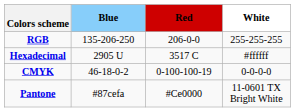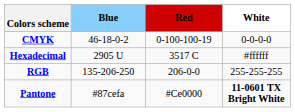rows swapped: (38, 39) <-> (38, 71)
(256, 93) normal -> (256, 93) bold
